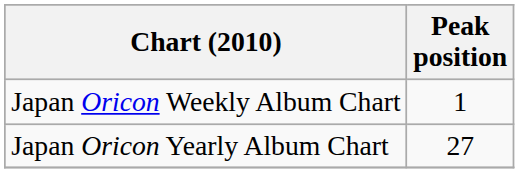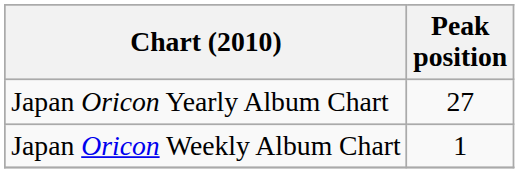rows swapped: (206, 101) <-> (200, 145)
